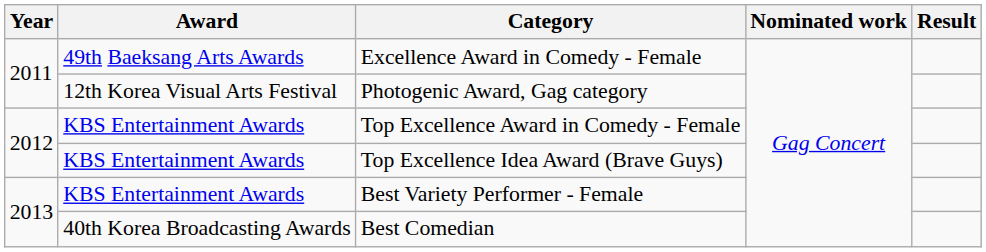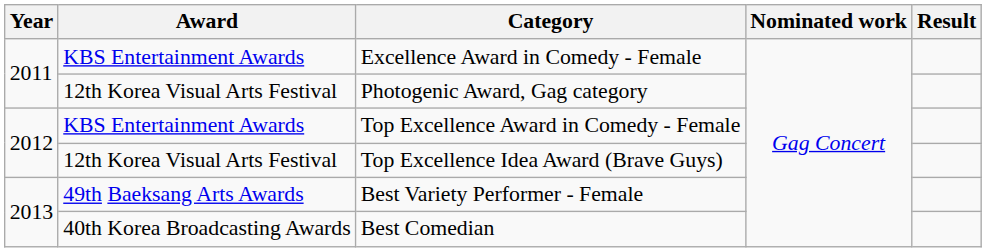(183, 56) 49th Baeksang Arts Awards -> (184, 56) KBS Entertainment Awards
(184, 159) KBS Entertainment Awards -> (200, 159) 12th Korea Visual Arts Festival
(184, 194) KBS Entertainment Awards -> (183, 194) 49th Baeksang Arts Awards
